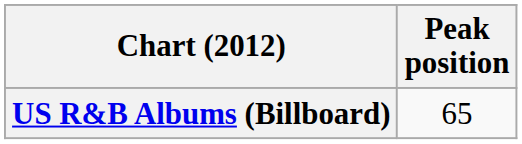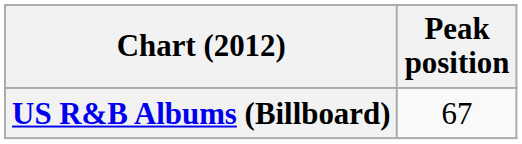(457, 112) 65 -> (457, 112) 67
